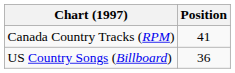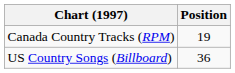(204, 36) 41 -> (204, 36) 19
